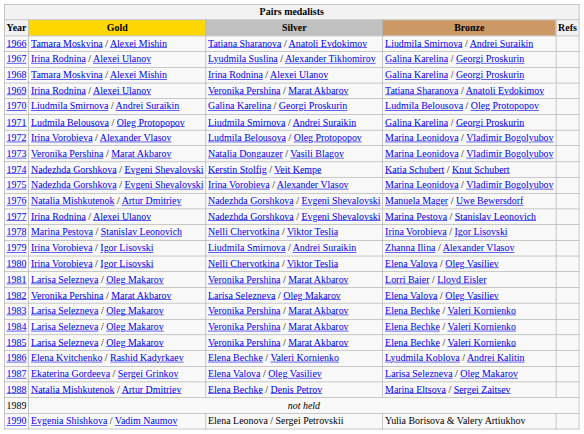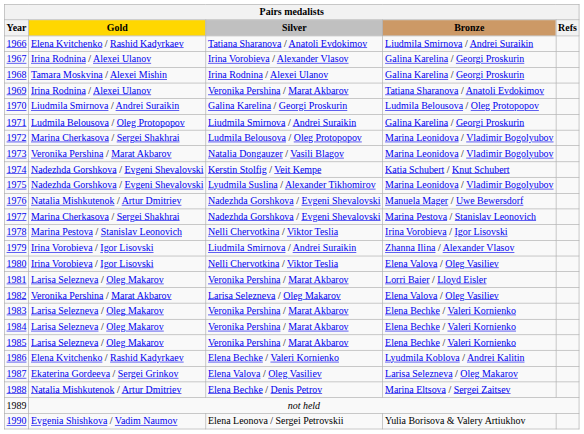(99, 43) Tamara Moskvina / Alexei Mishin -> (107, 43) Elena Kvitchenko / Rashid Kadyrkaev
(292, 59) Lyudmila Suslina / Alexander Tikhomirov -> (278, 59) Irina Vorobieva / Alexander Vlasov
(101, 138) Irina Vorobieva / Alexander Vlasov -> (105, 138) Marina Cherkasova / Sergei Shakhrai
(278, 185) Irina Vorobieva / Alexander Vlasov -> (292, 185) Lyudmila Suslina / Alexander Tikhomirov
(91, 216) Irina Rodnina / Alexei Ulanov -> (105, 216) Marina Cherkasova / Sergei Shakhrai
